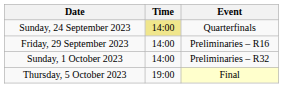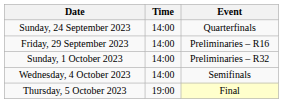(163, 28) khaki background -> (163, 28) no background
+ row: (75, 75)
